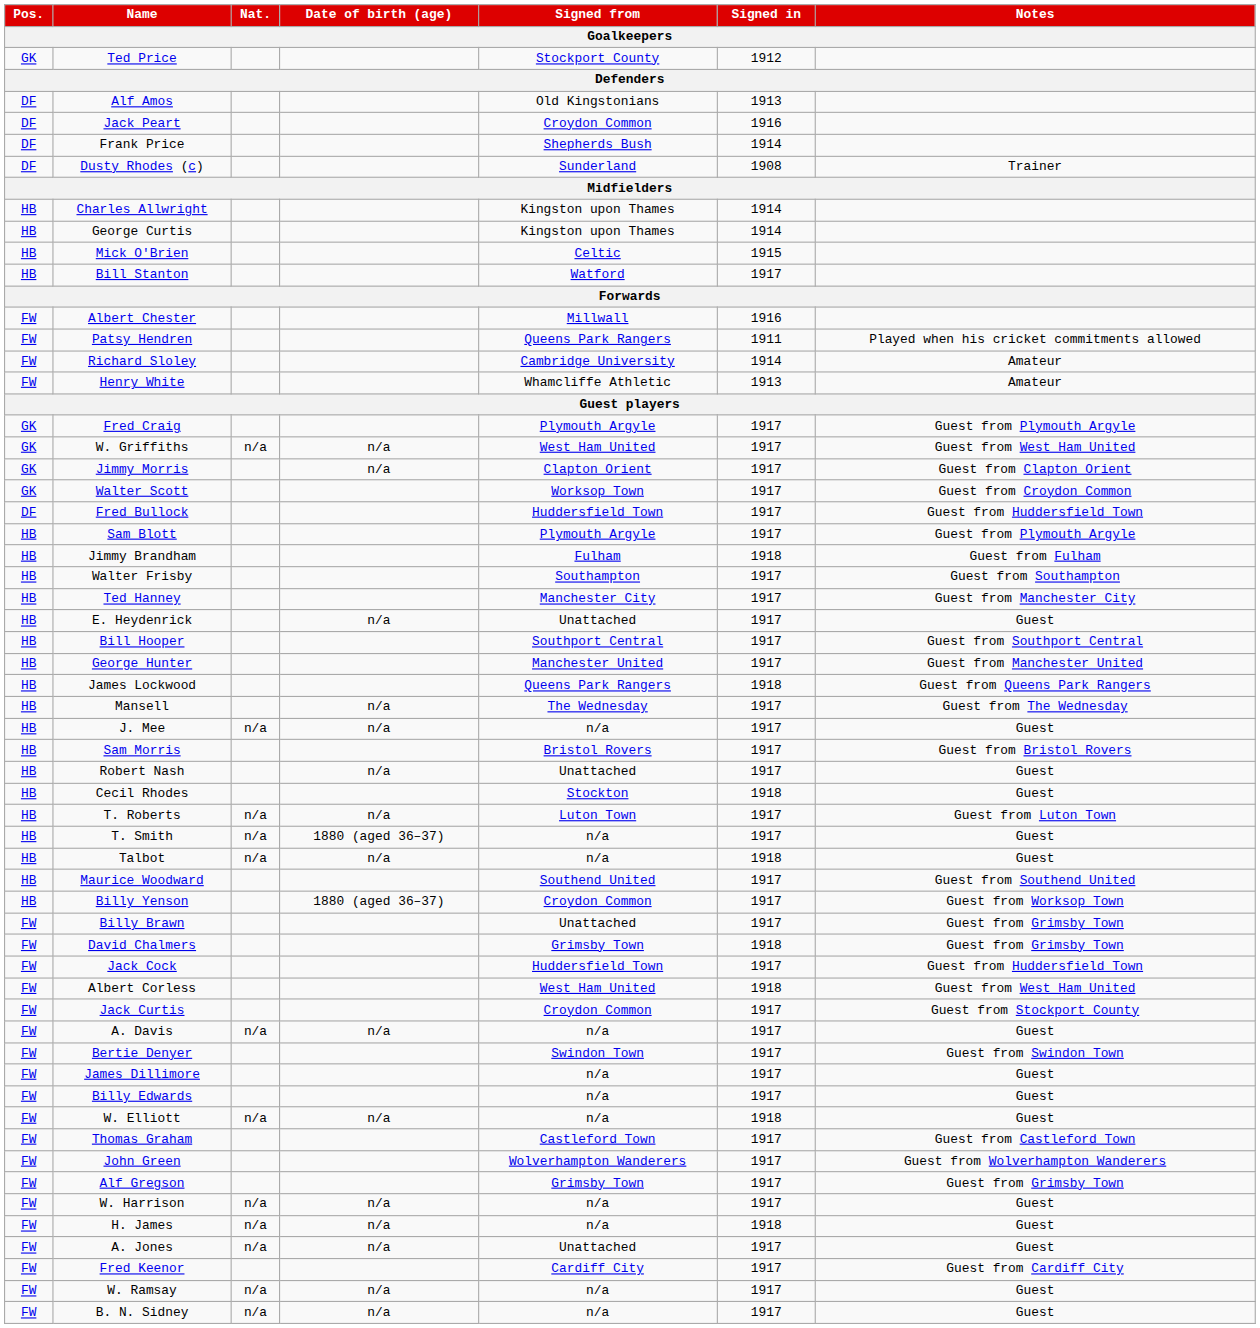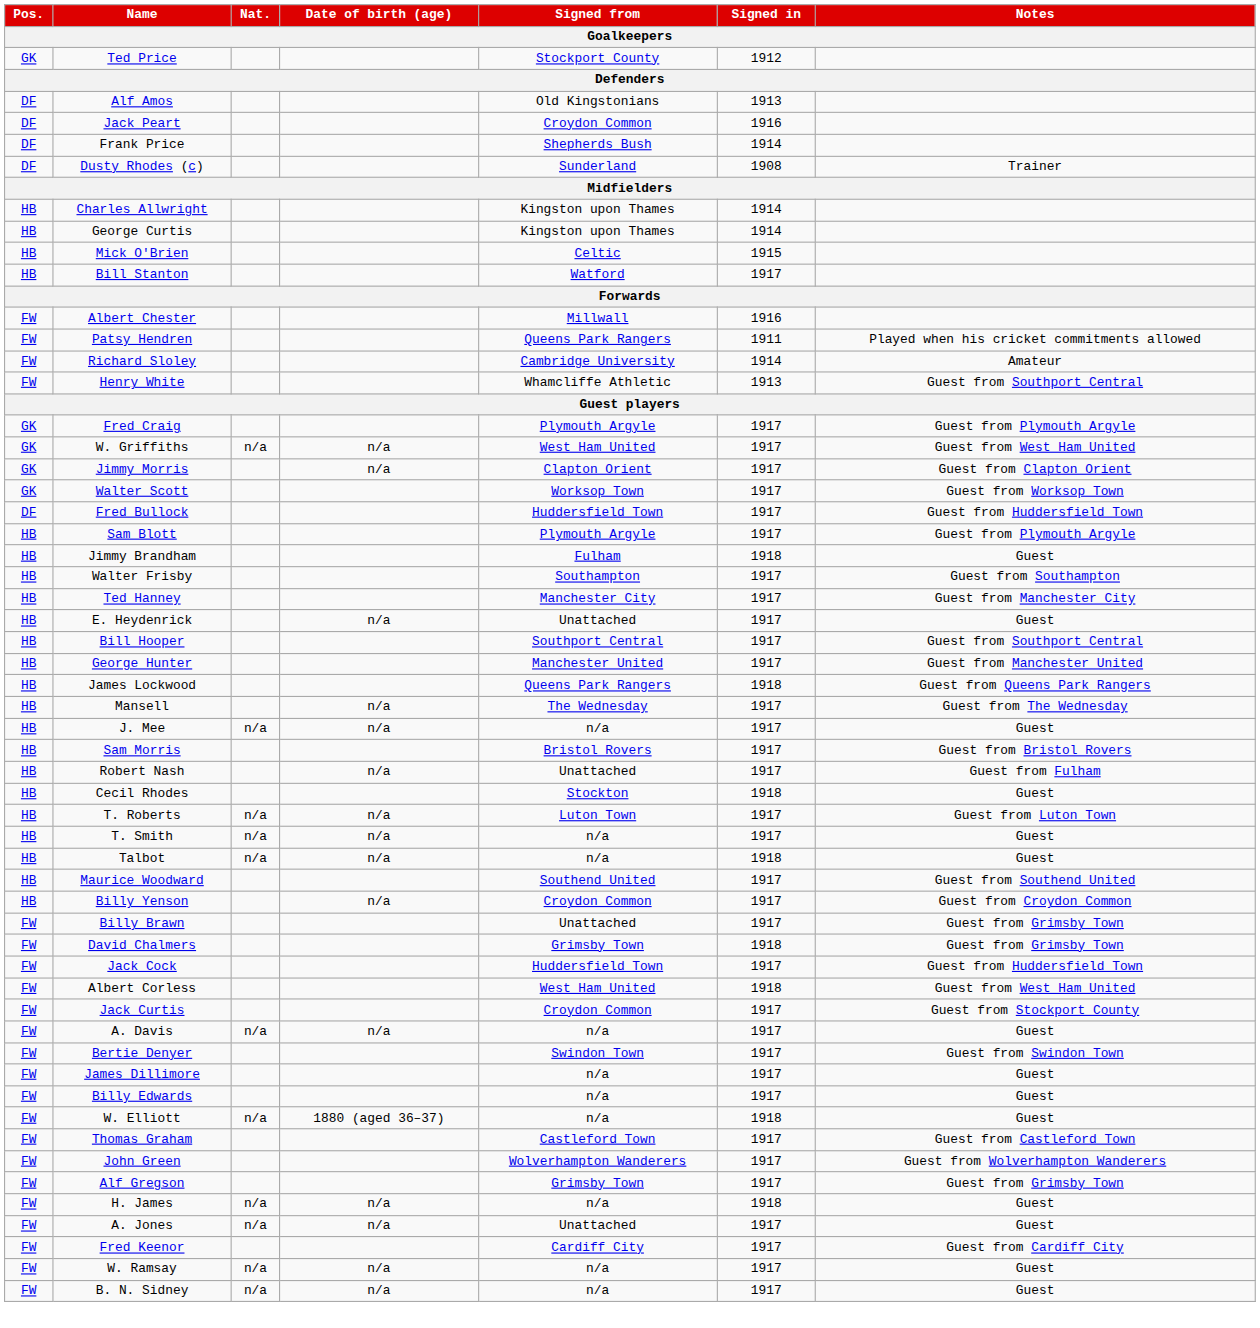(1035, 383) Amateur -> (1035, 383) Guest from Southport Central
(1035, 491) Guest from Croydon Common -> (1035, 491) Guest from Worksop Town
(1035, 556) Guest from Fulham -> (1035, 556) Guest
(1035, 772) Guest -> (1035, 772) Guest from Fulham
(379, 837) 1880 (aged 36–37) -> (379, 837) n/a
(379, 902) 1880 (aged 36–37) -> (379, 902) n/a
(1035, 902) Guest from Worksop Town -> (1035, 902) Guest from Croydon Common
(379, 1118) n/a -> (379, 1118) 1880 (aged 36–37)
- row: (142, 1204)
